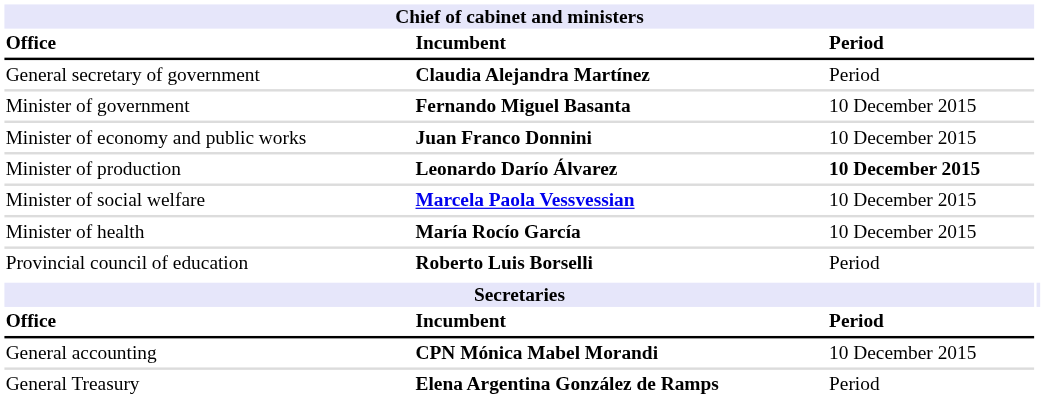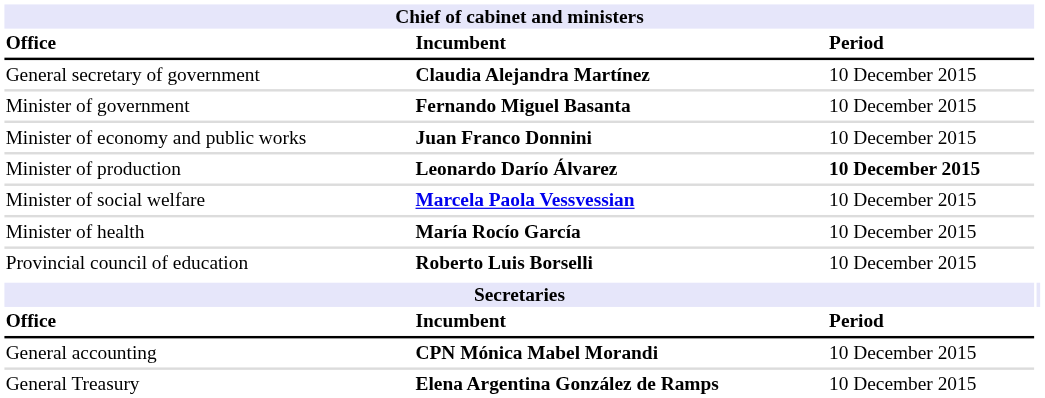(854, 74) Period -> (903, 74) 10 December 2015
(854, 263) Period -> (903, 263) 10 December 2015
(854, 384) Period -> (903, 384) 10 December 2015
